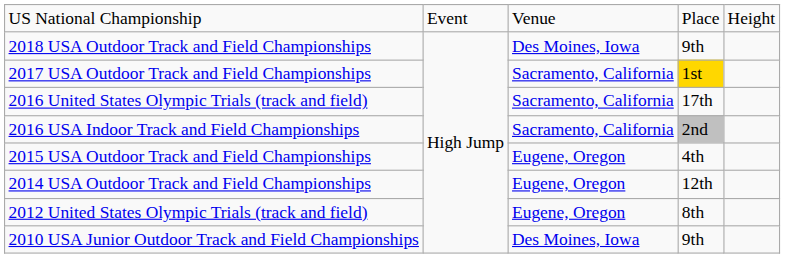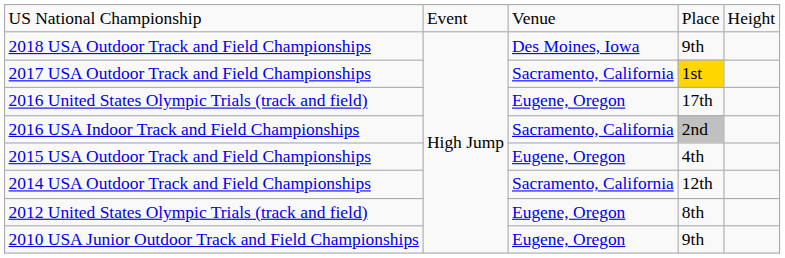(593, 101) Sacramento, California -> (569, 101) Eugene, Oregon
(569, 184) Eugene, Oregon -> (593, 184) Sacramento, California
(576, 239) Des Moines, Iowa -> (569, 239) Eugene, Oregon
